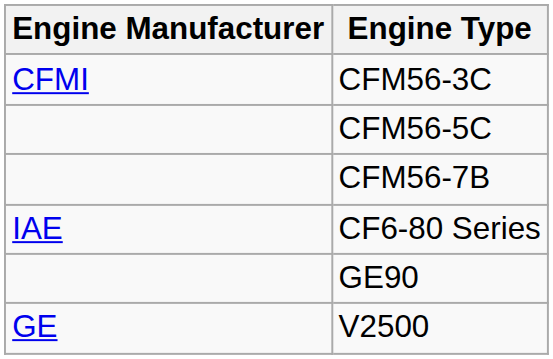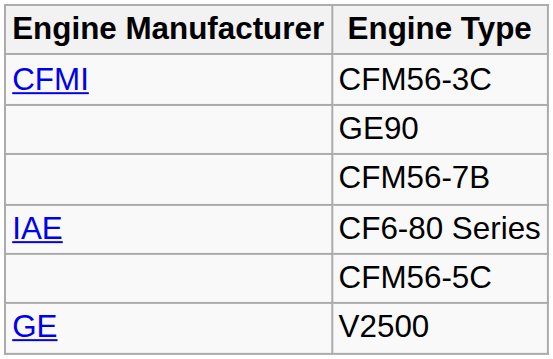rows swapped: (415, 128) <-> (379, 278)
